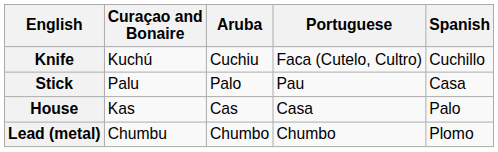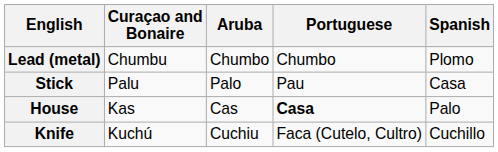rows swapped: (54, 134) <-> (54, 59)
(295, 109) normal -> (295, 109) bold
